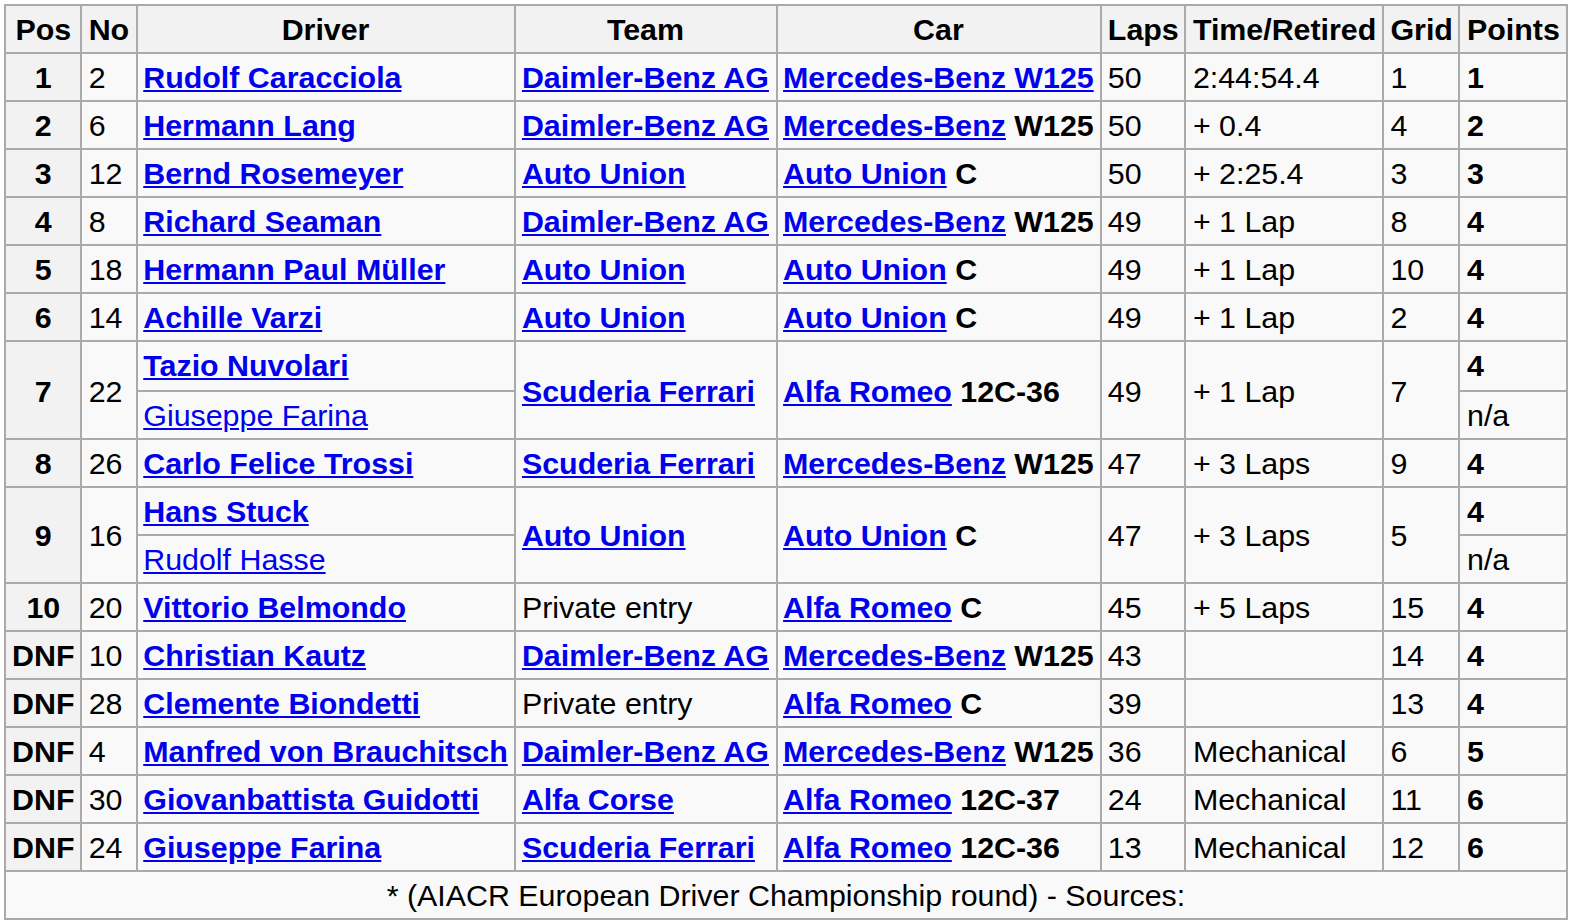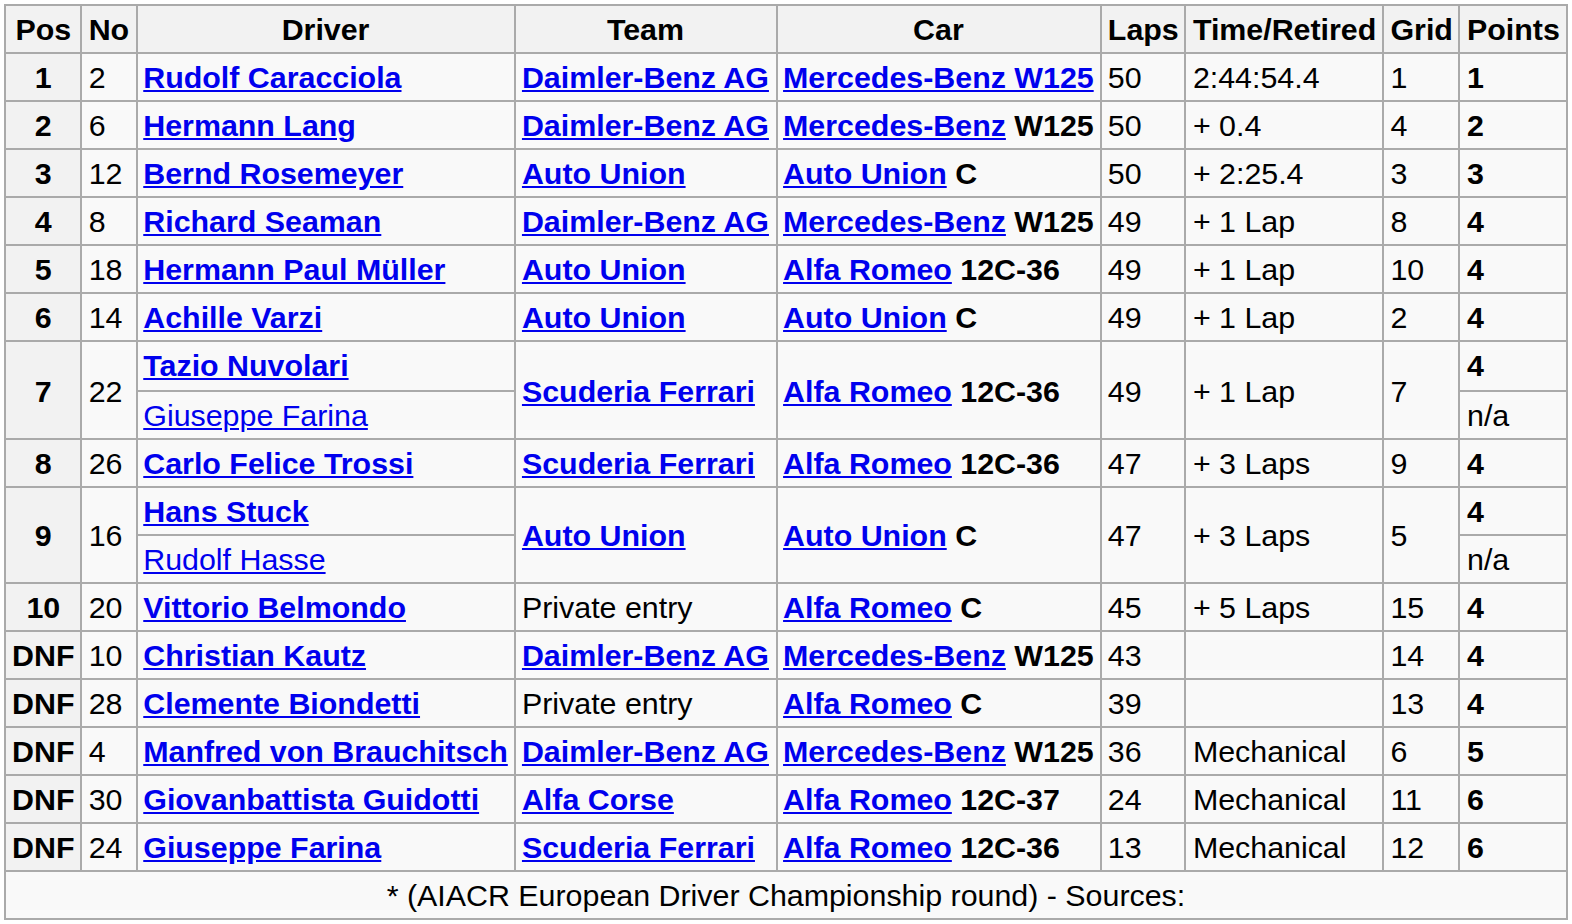(880, 270) Auto Union C -> (922, 270) Alfa Romeo 12C-36
(938, 462) Mercedes-Benz W125 -> (922, 462) Alfa Romeo 12C-36
